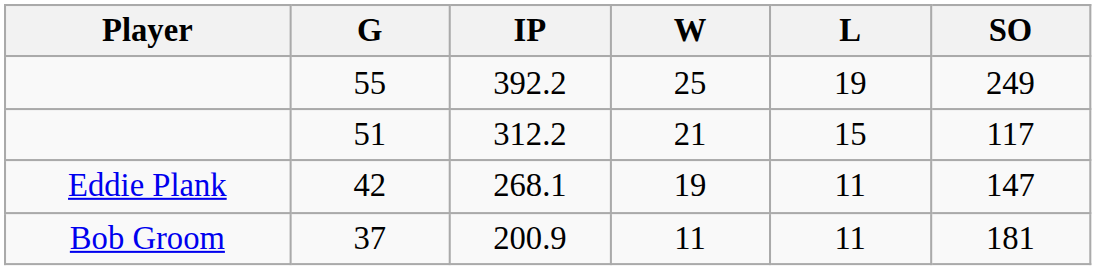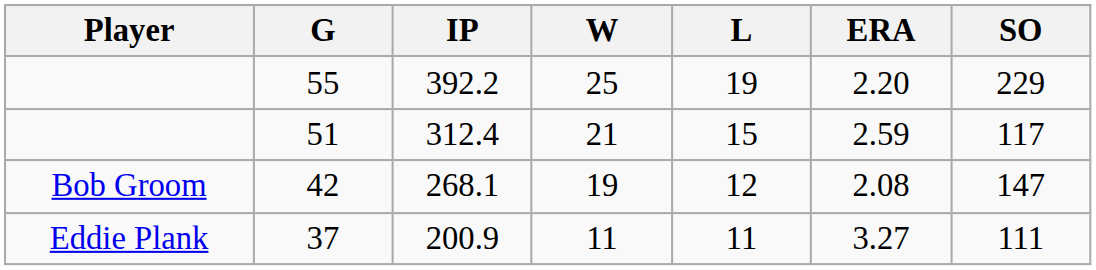+ column: (881, 30)
(1010, 82) 249 -> (1021, 82) 229
(530, 133) 312.2 -> (462, 133) 312.4
(147, 185) Eddie Plank -> (129, 185) Bob Groom
(850, 185) 11 -> (742, 185) 12
(147, 237) Bob Groom -> (129, 237) Eddie Plank
(1010, 237) 181 -> (1021, 237) 111
